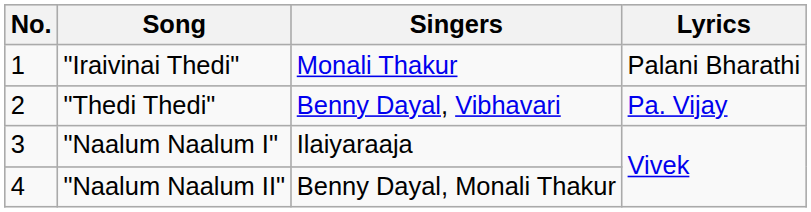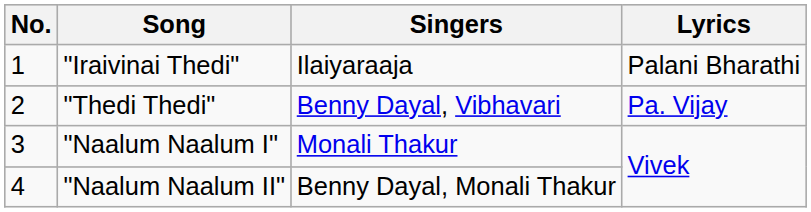(377, 65) Monali Thakur -> (355, 65) Ilaiyaraaja
(355, 145) Ilaiyaraaja -> (377, 145) Monali Thakur
